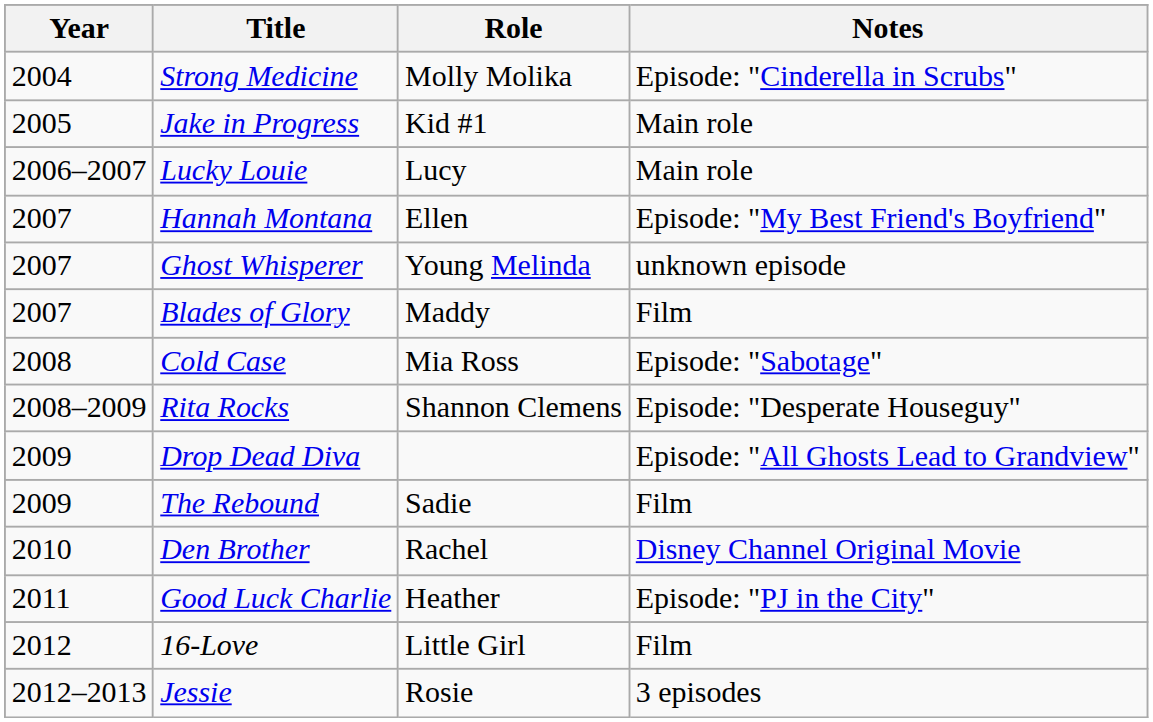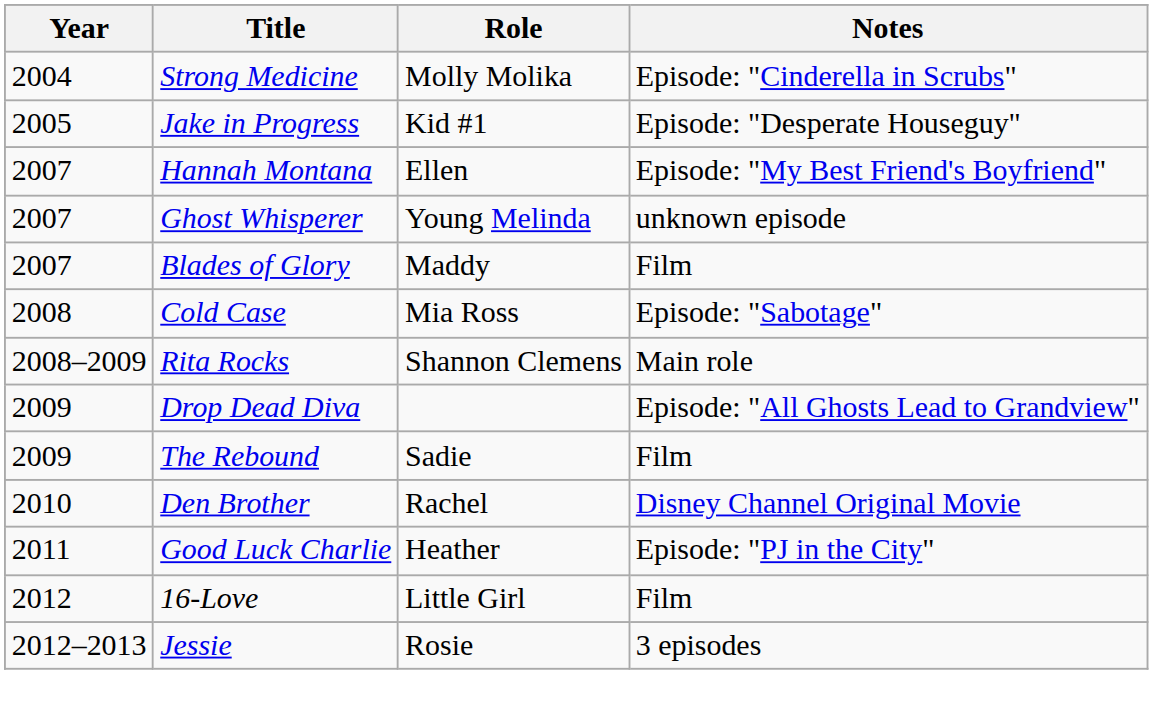(694, 123) Main role -> (828, 123) Episode: "Desperate Houseguy"
- row: (234, 170)
(828, 407) Episode: "Desperate Houseguy" -> (694, 360) Main role
